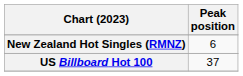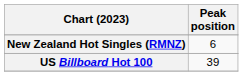(213, 62) 37 -> (213, 62) 39
